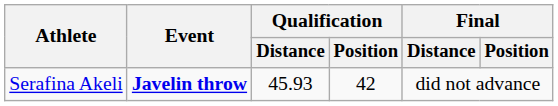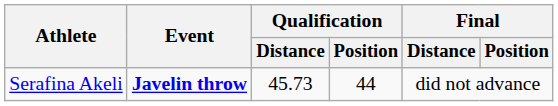(290, 84) 45.93 -> (290, 84) 45.73
(366, 84) 42 -> (366, 84) 44
